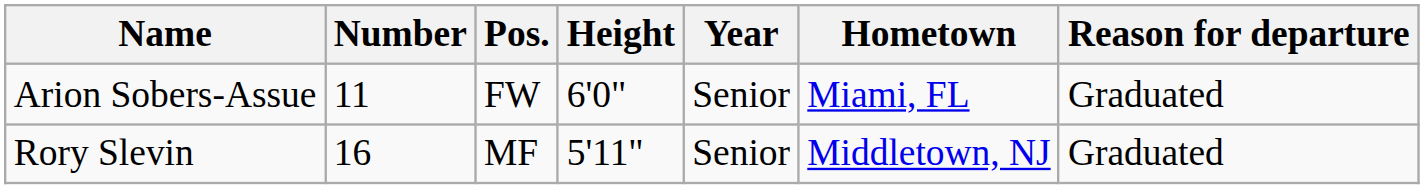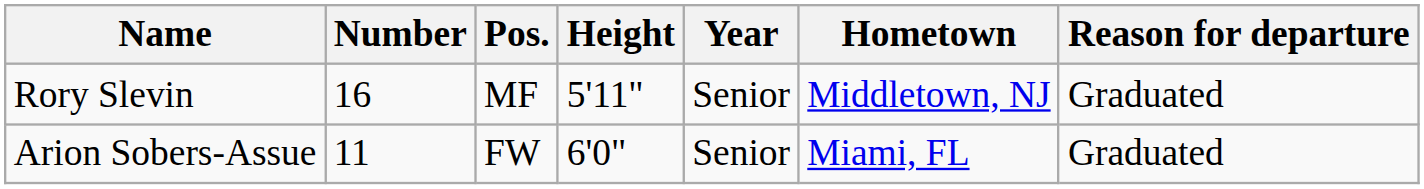rows swapped: (165, 93) <-> (104, 152)
